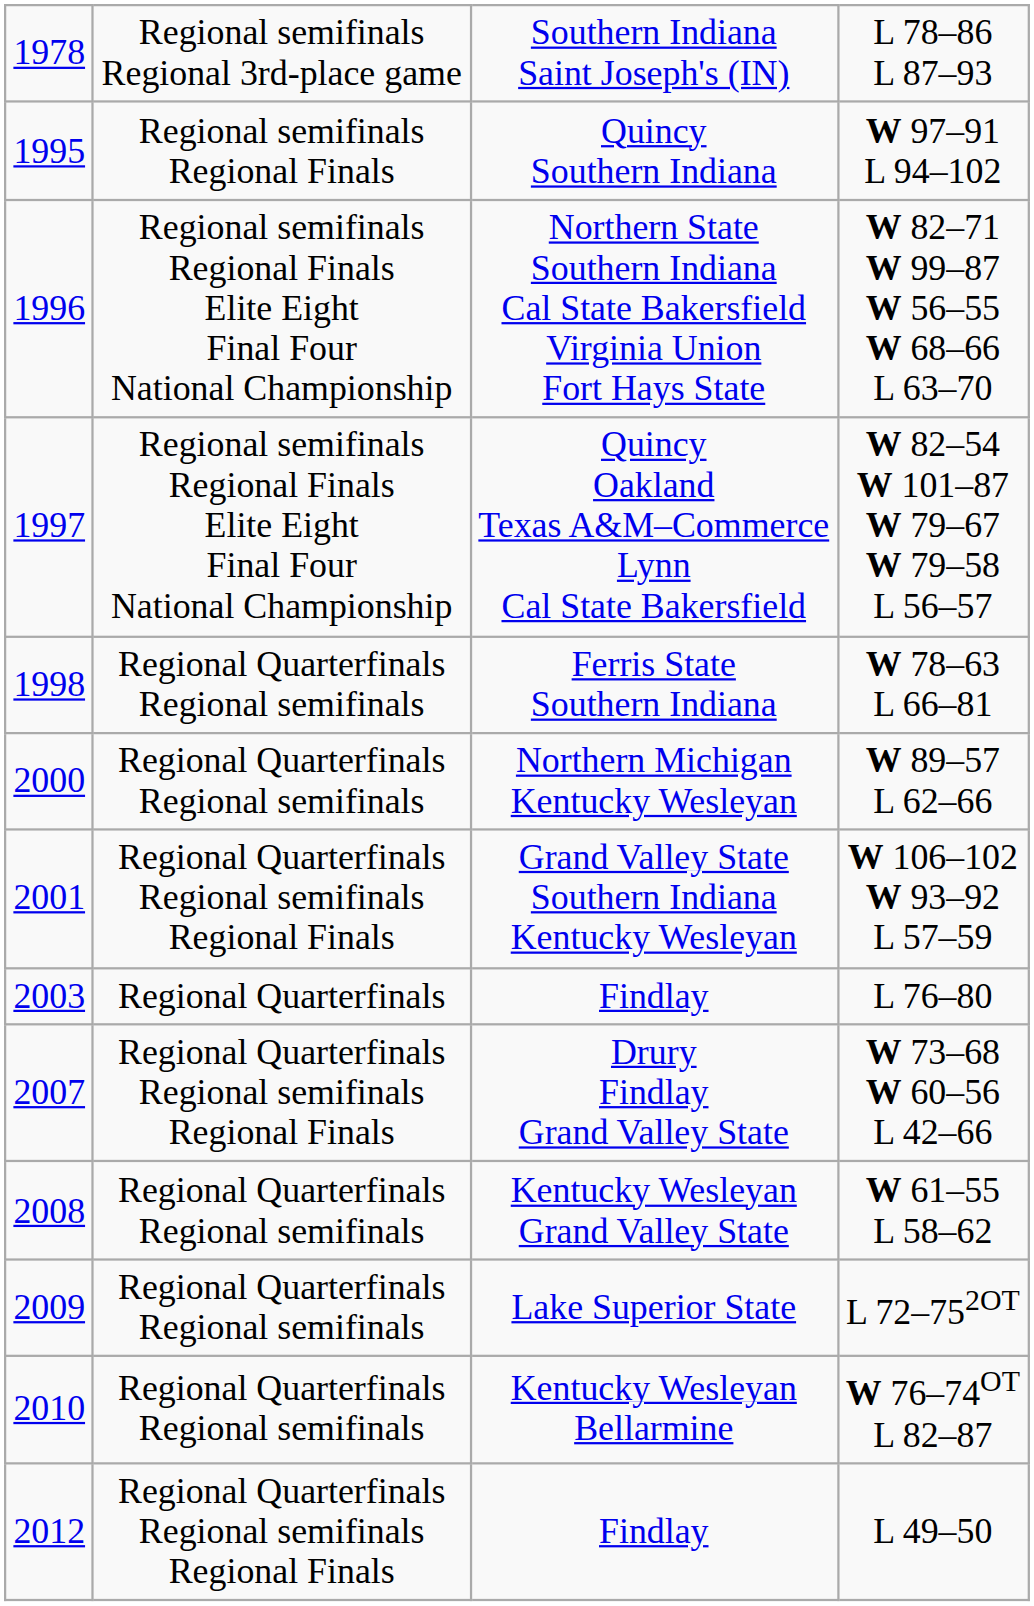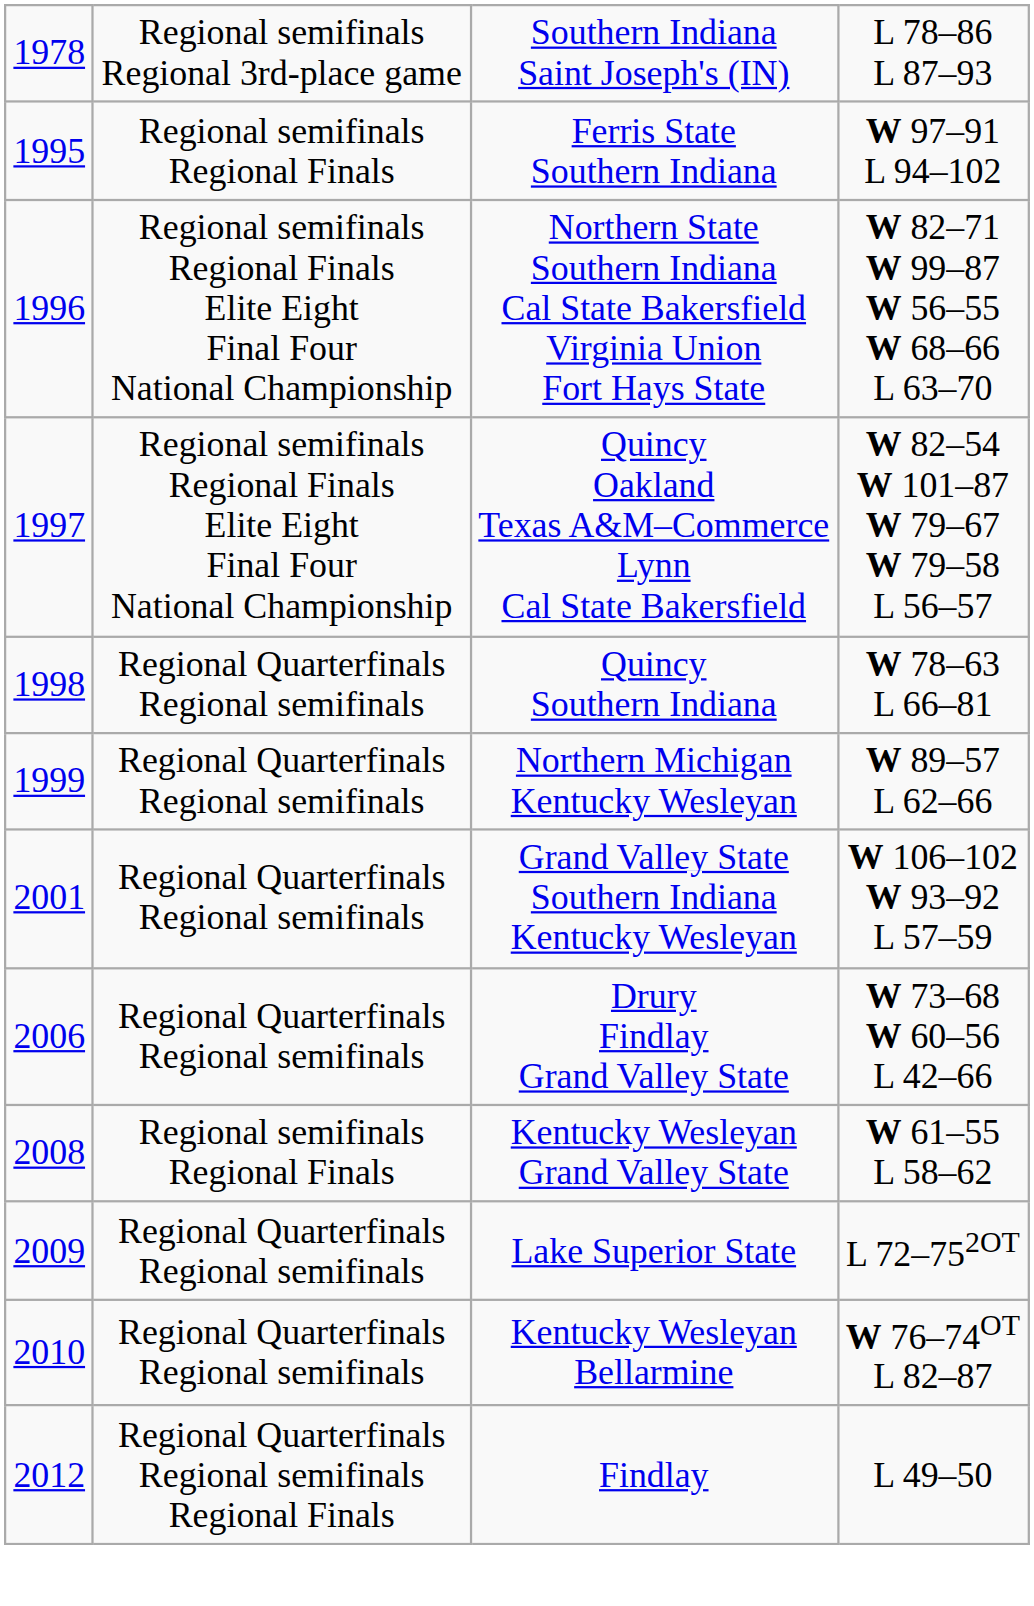(654, 150) Quincy Southern Indiana -> (654, 150) Ferris State Southern Indiana
(654, 683) Ferris State Southern Indiana -> (654, 683) Quincy Southern Indiana
(49, 780) 2000 -> (49, 780) 1999
(282, 898) Regional Quarterfinals Regional semifinals Regional Finals -> (282, 898) Regional Quarterfinals Regional semifinals
- row: (933, 995)
(49, 1092) 2007 -> (49, 1035) 2006
(282, 1092) Regional Quarterfinals Regional semifinals Regional Finals -> (282, 1035) Regional Quarterfinals Regional semifinals
(282, 1209) Regional Quarterfinals Regional semifinals -> (282, 1152) Regional semifinals Regional Finals
